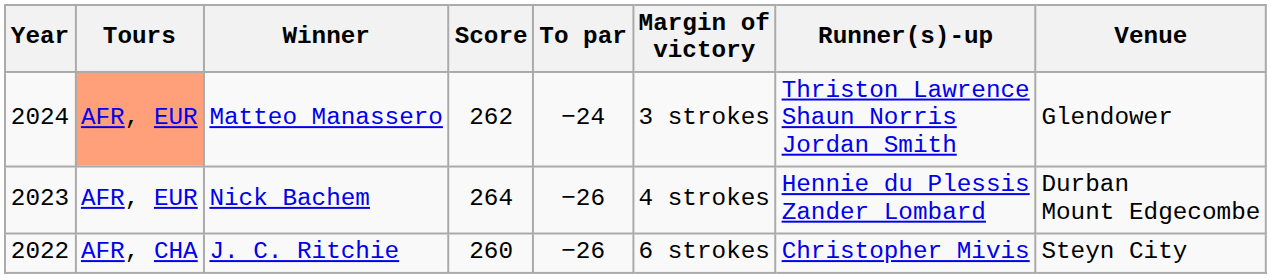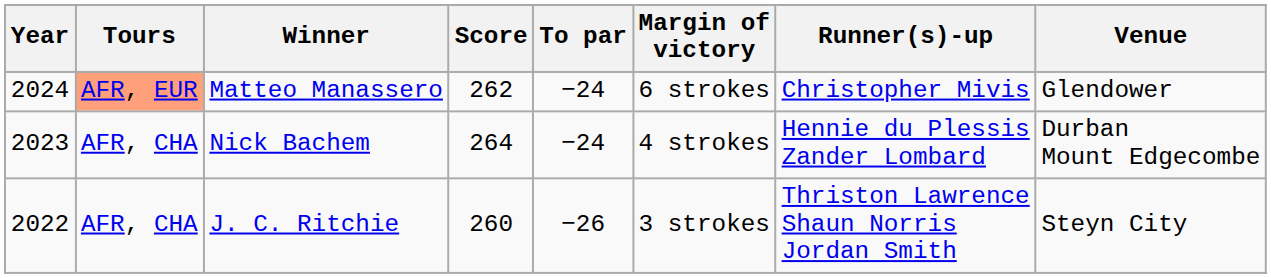(704, 119) 3 strokes -> (704, 92) 6 strokes
(906, 119) Thriston Lawrence Shaun Norris Jordan Smith -> (906, 92) Christopher Mivis
(139, 200) AFR, EUR -> (139, 145) AFR, CHA
(583, 200) −26 -> (583, 145) −24
(704, 253) 6 strokes -> (704, 226) 3 strokes
(906, 253) Christopher Mivis -> (906, 226) Thriston Lawrence Shaun Norris Jordan Smith
